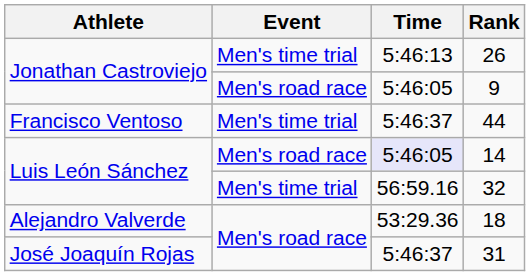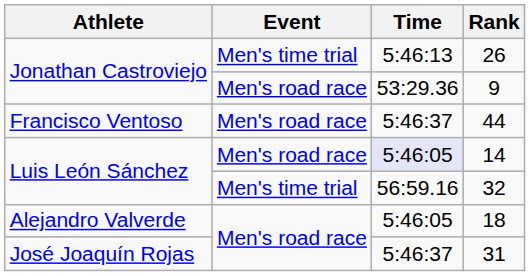(418, 88) 5:46:05 -> (418, 88) 53:29.36
(287, 121) Men's time trial -> (292, 121) Men's road race
(418, 221) 53:29.36 -> (418, 221) 5:46:05
